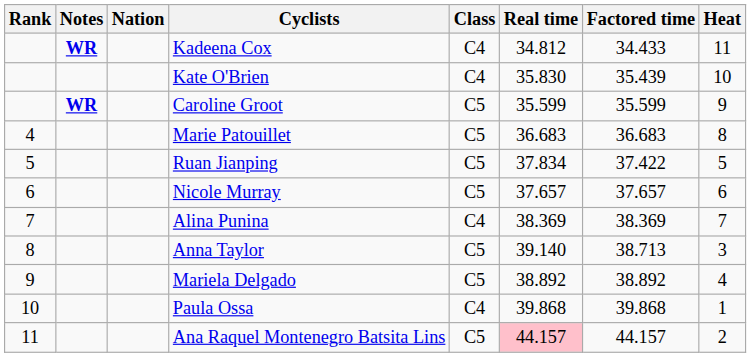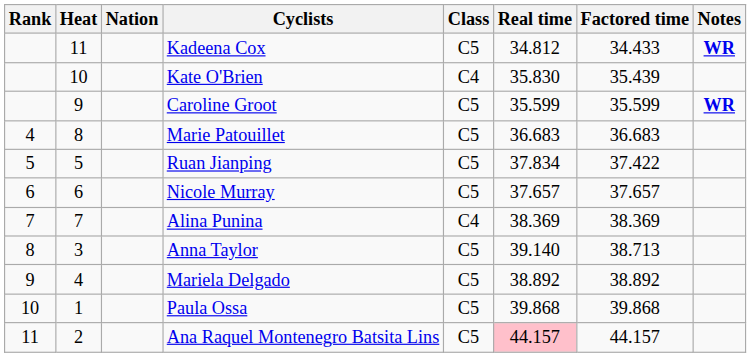columns swapped: (722, 18) <-> (82, 18)
(475, 47) C4 -> (468, 47) C5
(475, 308) C4 -> (468, 308) C5
